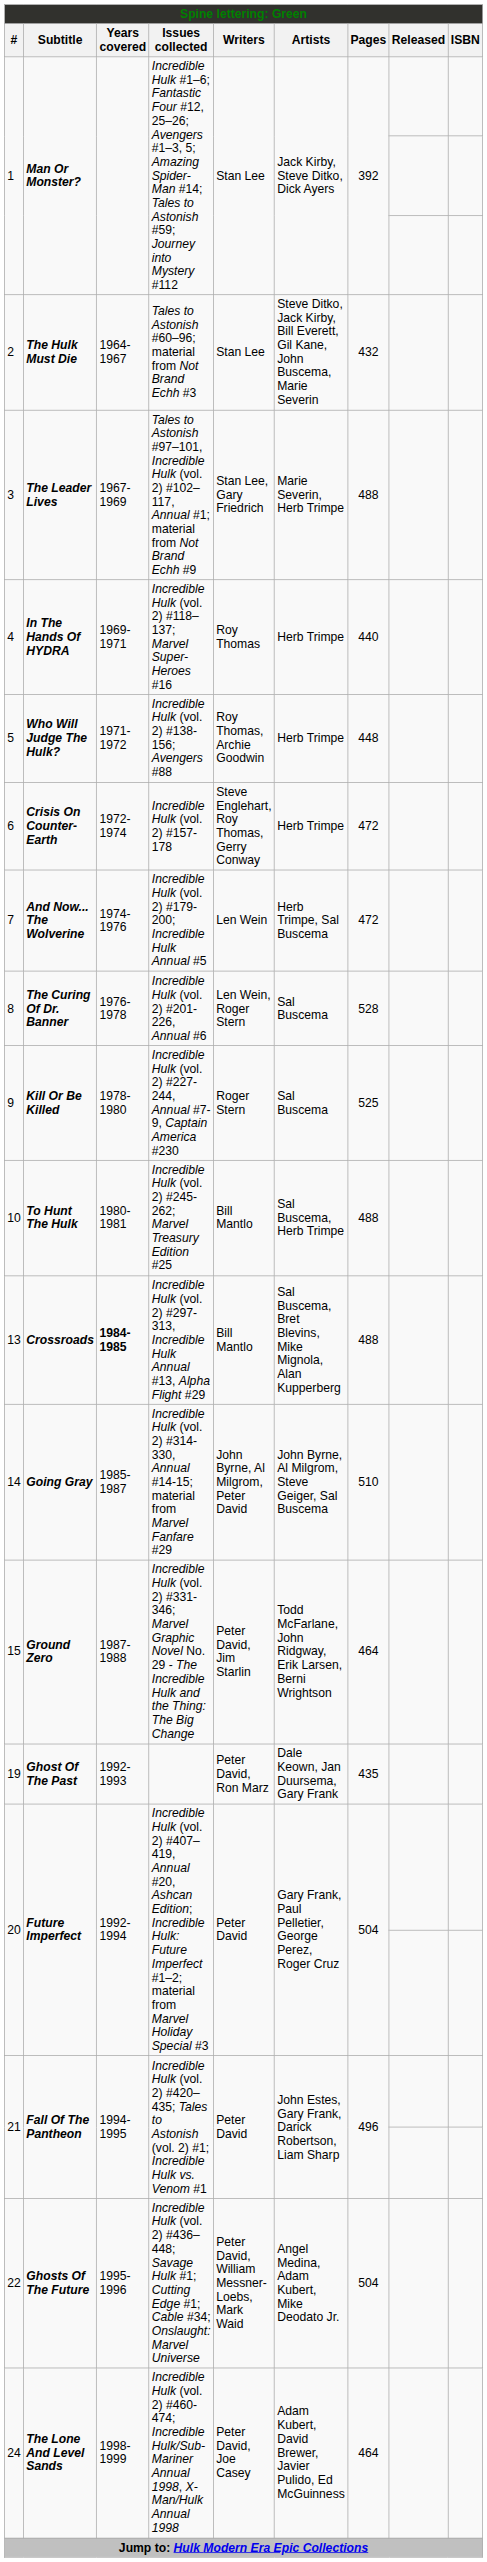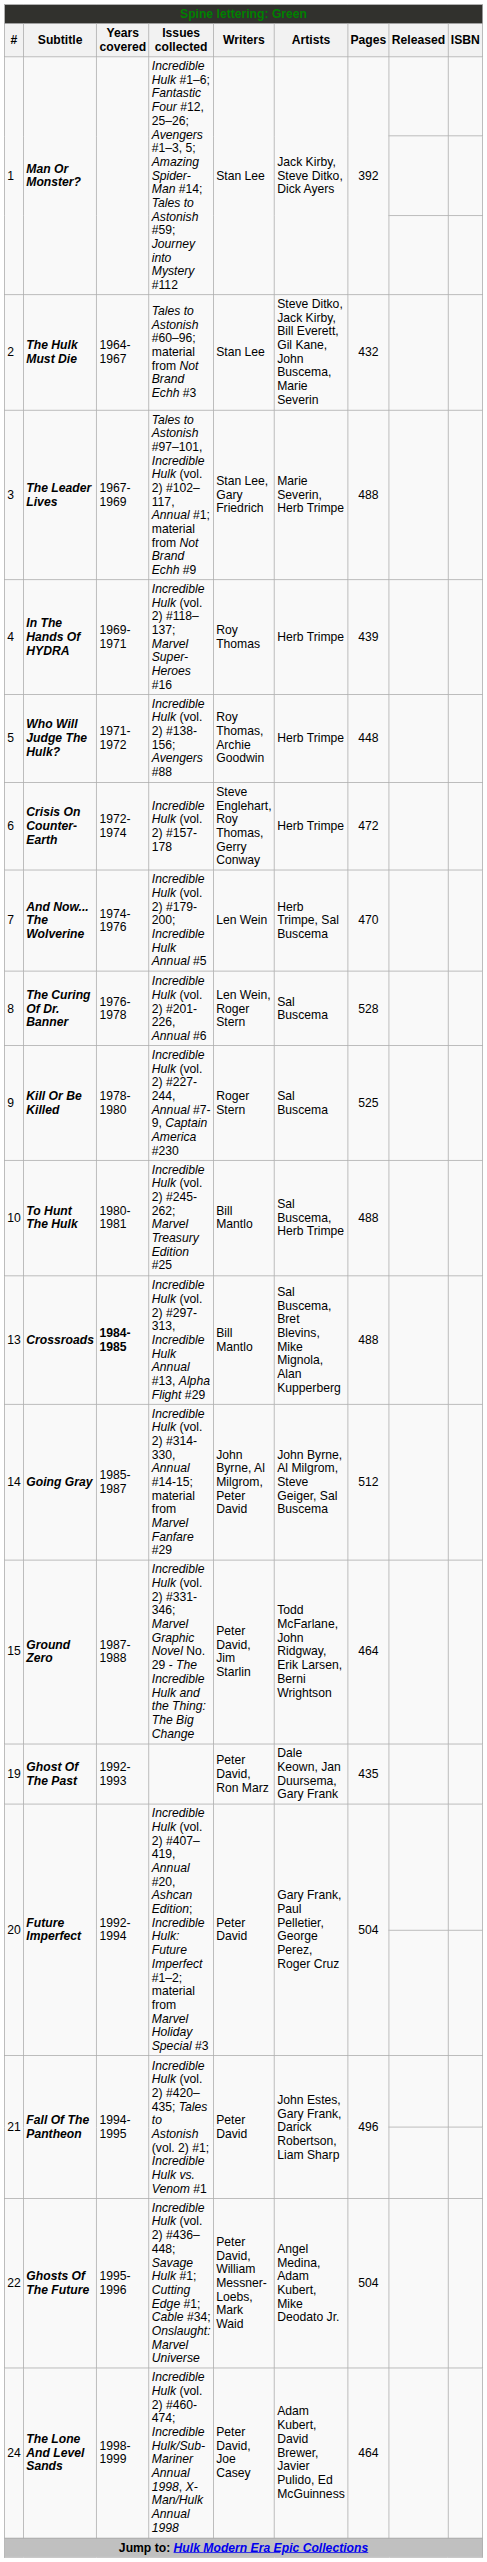(368, 637) 440 -> (368, 637) 439
(368, 920) 472 -> (368, 920) 470
(368, 1482) 510 -> (368, 1482) 512
